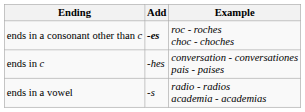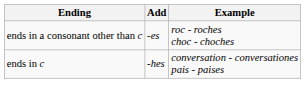(153, 35) bold -> (153, 35) normal
- row: (40, 92)
